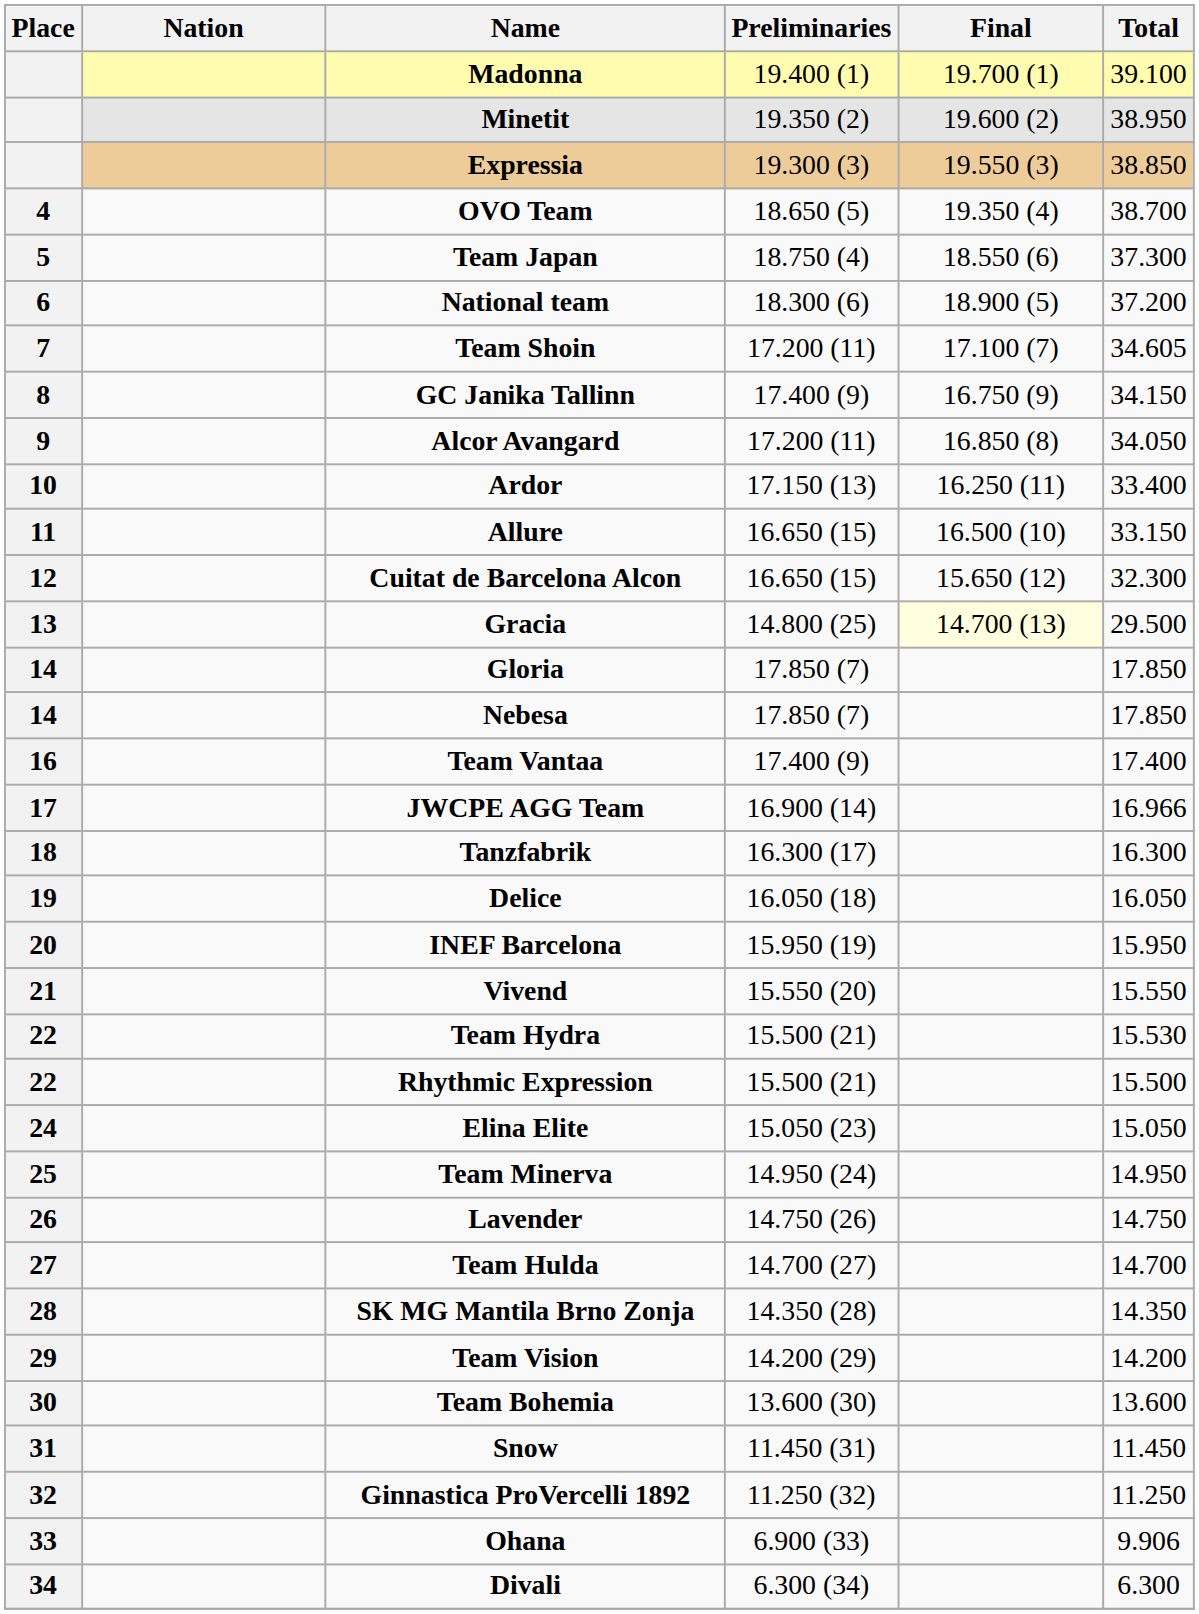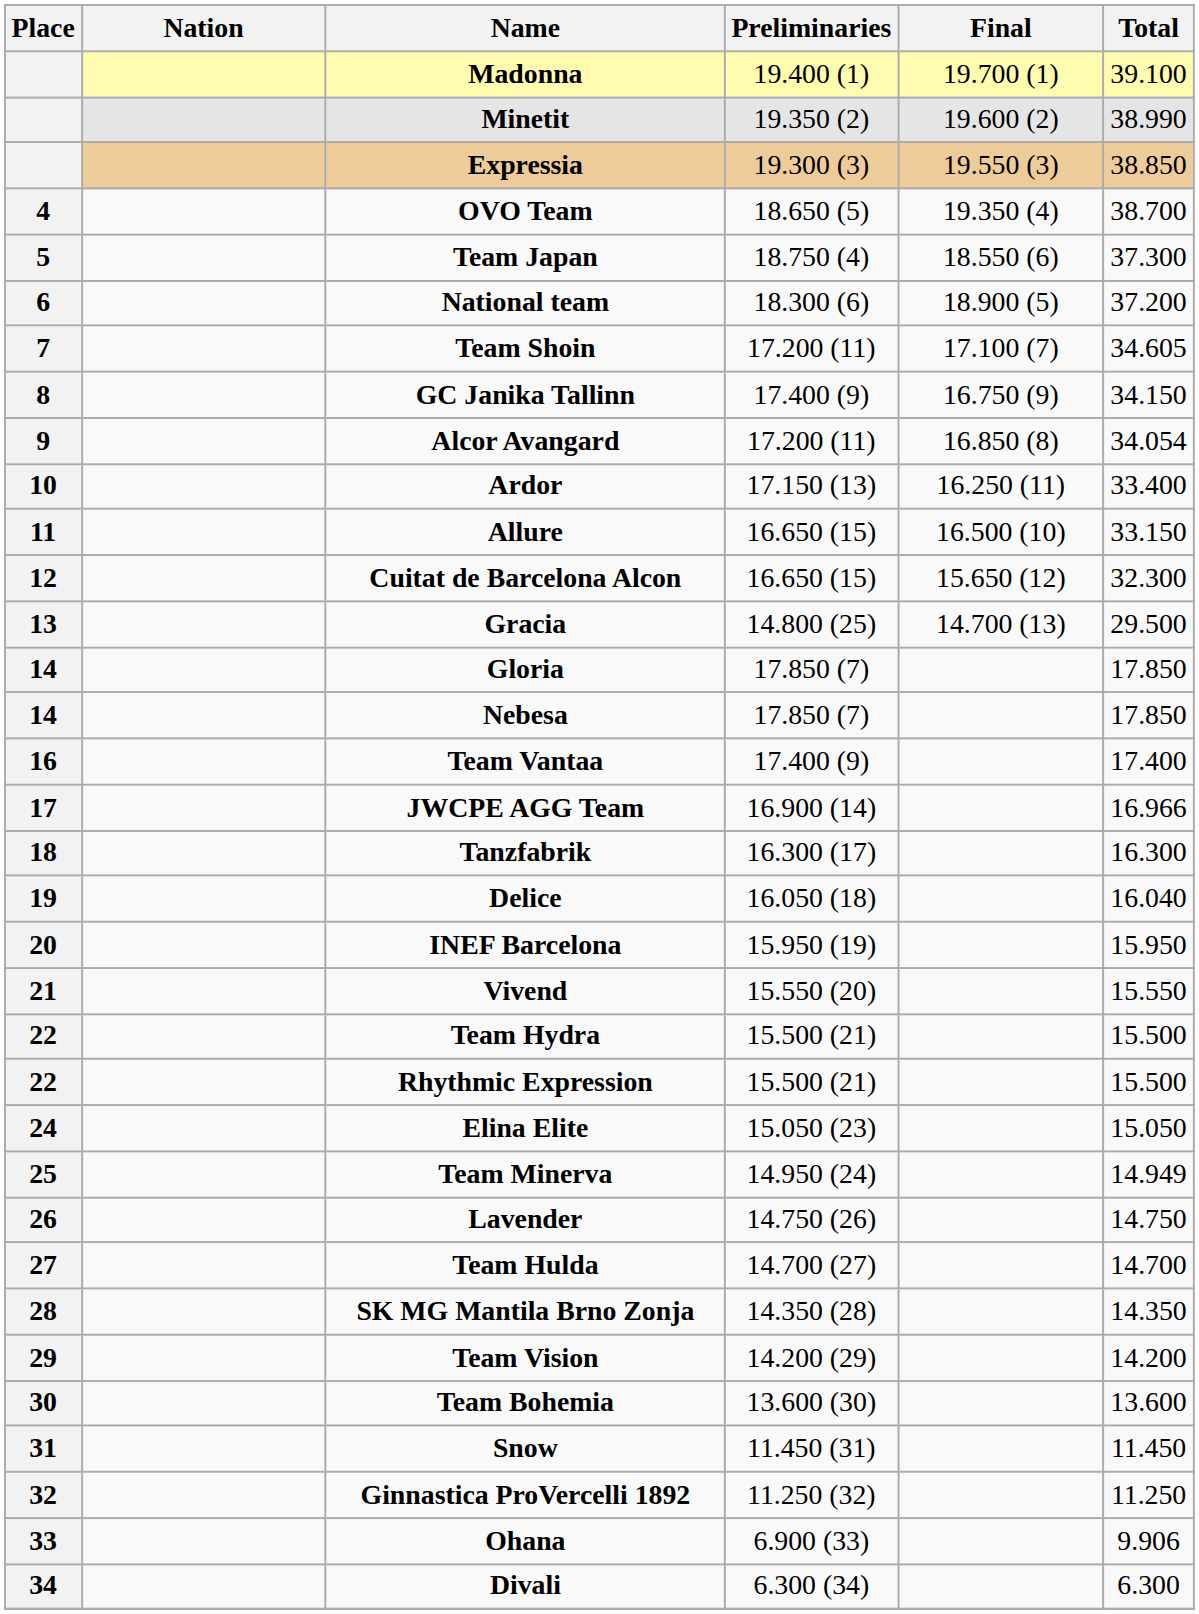(1149, 119) 38.950 -> (1149, 119) 38.990
(1149, 440) 34.050 -> (1149, 440) 34.054
(1001, 623) lightyellow background -> (1001, 623) no background
(1149, 898) 16.050 -> (1149, 898) 16.040
(1149, 1036) 15.530 -> (1149, 1036) 15.500
(1149, 1173) 14.950 -> (1149, 1173) 14.949
